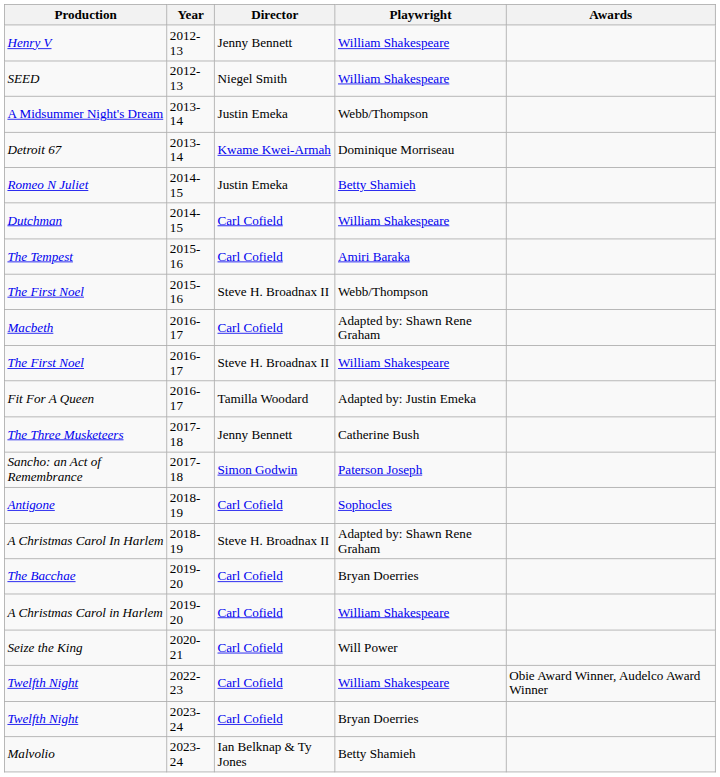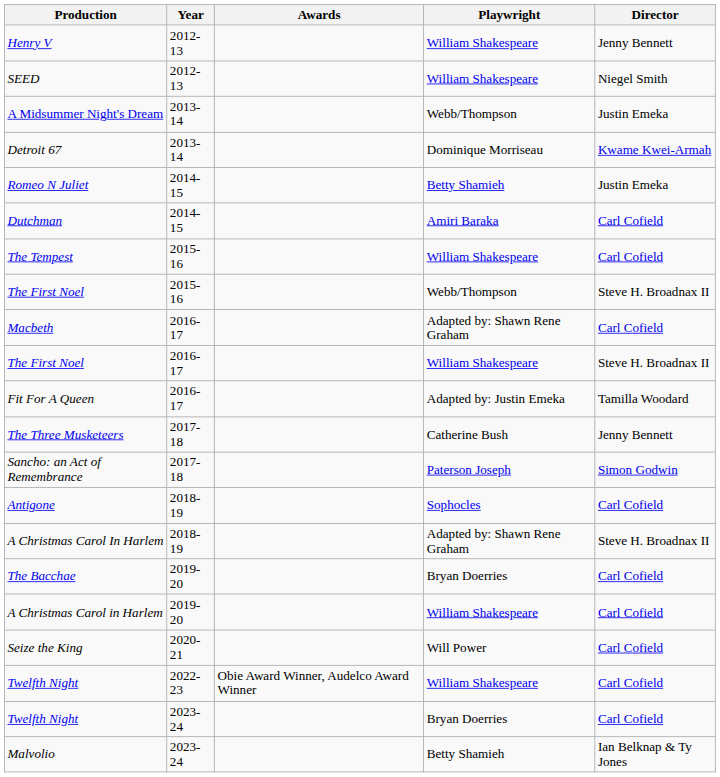columns swapped: (275, 14) <-> (611, 14)
(394, 220) William Shakespeare -> (463, 220) Amiri Baraka
(374, 256) Amiri Baraka -> (482, 256) William Shakespeare
